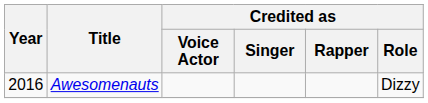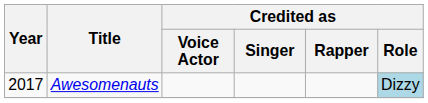(26, 85) 2016 -> (26, 85) 2017
(400, 85) no background -> (400, 85) lightblue background
